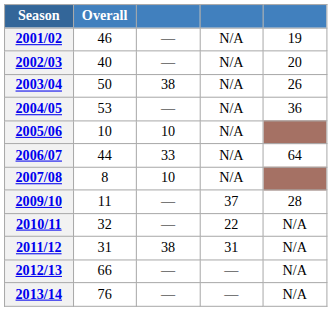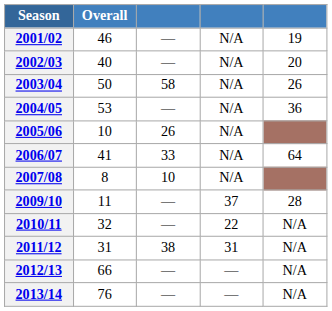(168, 85) 38 -> (168, 85) 58
(168, 131) 10 -> (168, 131) 26
(105, 154) 44 -> (105, 154) 41
